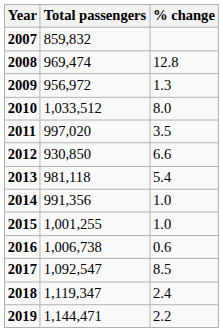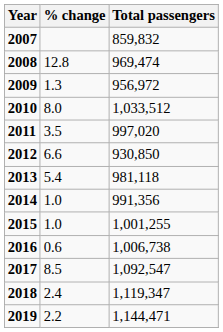columns swapped: (95, 16) <-> (184, 16)
